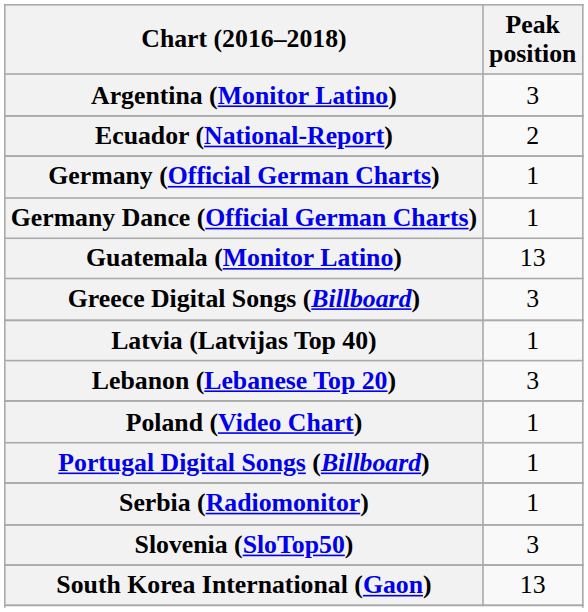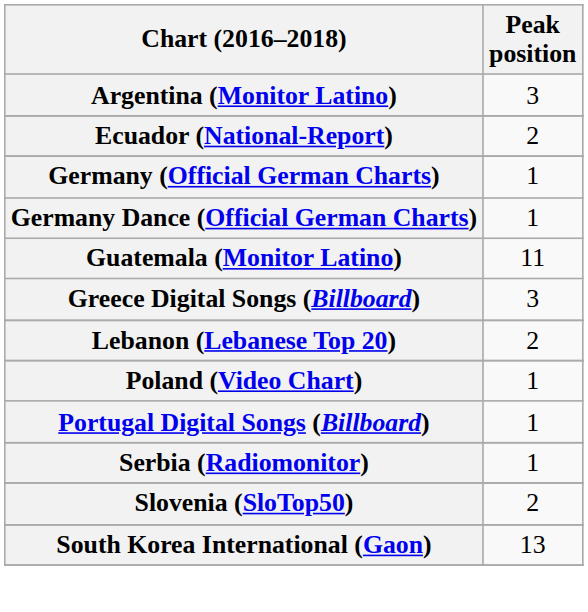(533, 258) 13 -> (533, 258) 11
- row: (244, 339)
(533, 380) 3 -> (533, 339) 2
(533, 544) 3 -> (533, 503) 2
